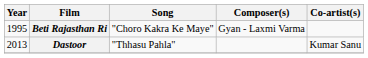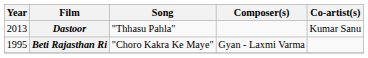rows swapped: (69, 28) <-> (69, 45)
